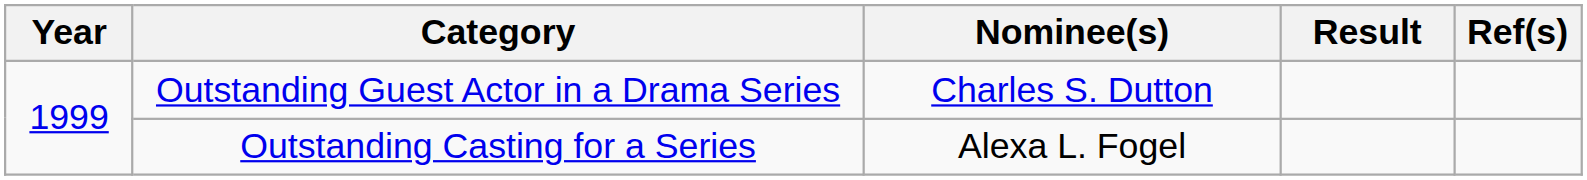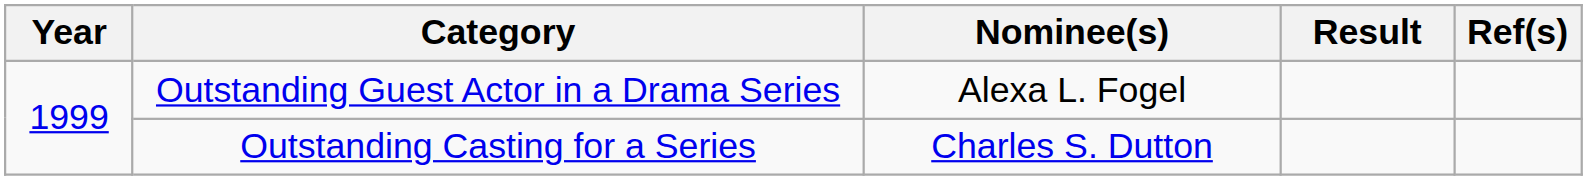(1072, 89) Charles S. Dutton -> (1072, 89) Alexa L. Fogel
(1072, 145) Alexa L. Fogel -> (1072, 145) Charles S. Dutton
